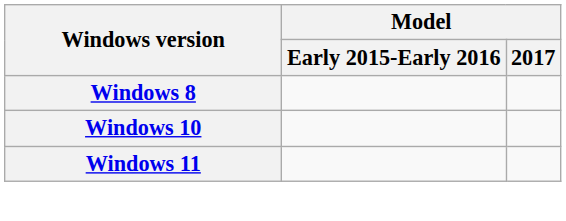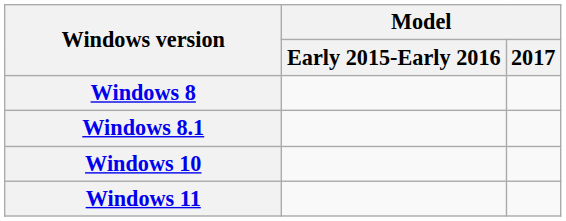+ row: (143, 127)
